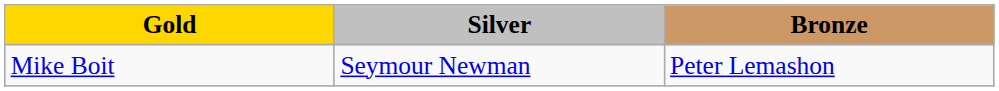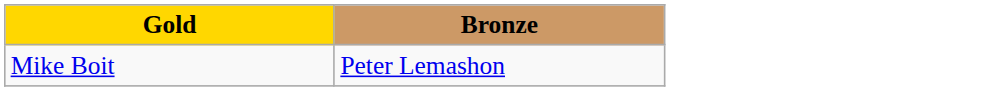- column: (499, 24)
